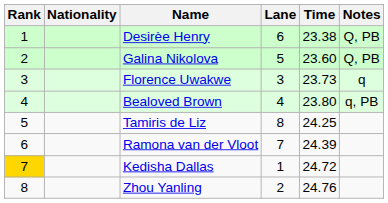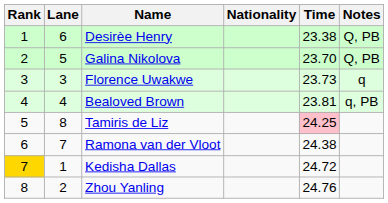columns swapped: (280, 15) <-> (82, 15)
(320, 58) 23.60 -> (320, 58) 23.70
(320, 101) 23.80 -> (320, 101) 23.81
(320, 123) no background -> (320, 123) pink background
(320, 144) 24.39 -> (320, 144) 24.38
